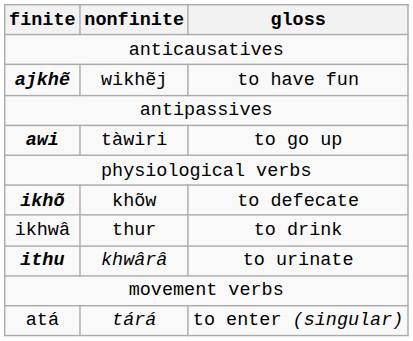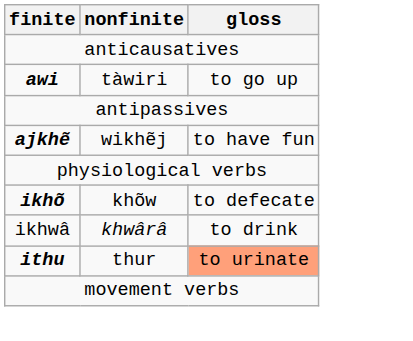rows swapped: (42, 80) <-> (42, 140)
(134, 230) thur -> (134, 230) khwârâ
(134, 260) khwârâ -> (134, 260) thur
(298, 260) no background -> (254, 260) lightsalmon background
- row: (42, 321)
